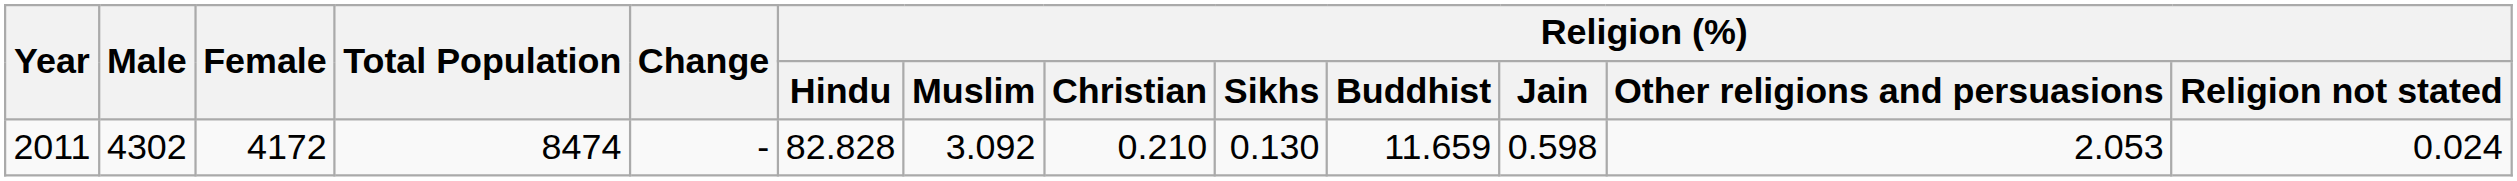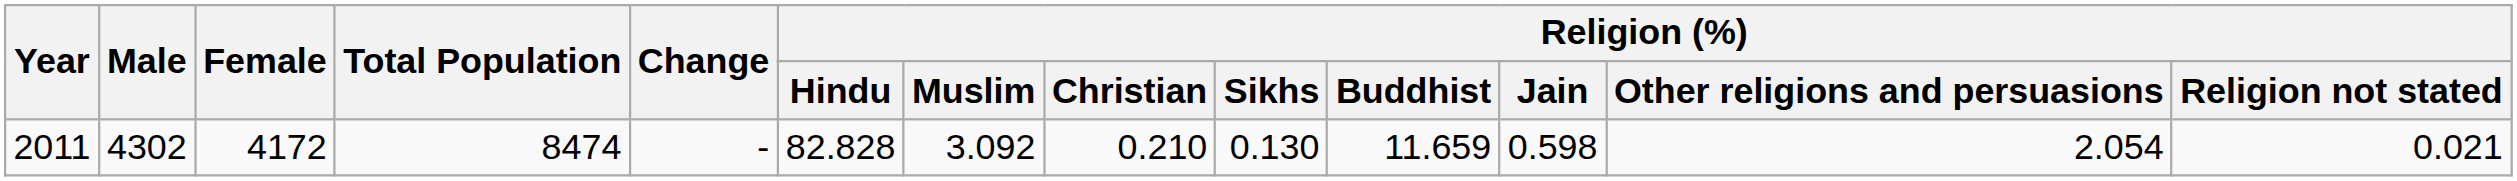(2119, 146) 2.053 -> (2119, 146) 2.054
(2458, 146) 0.024 -> (2458, 146) 0.021
